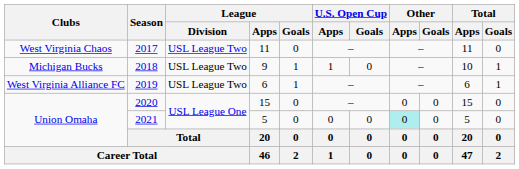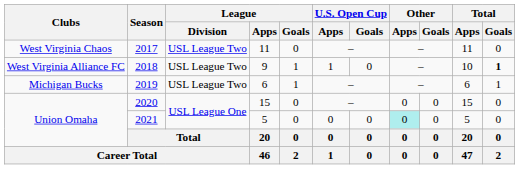(66, 66) Michigan Bucks -> (66, 66) West Virginia Alliance FC
(498, 66) normal -> (498, 66) bold
(66, 84) West Virginia Alliance FC -> (66, 84) Michigan Bucks
